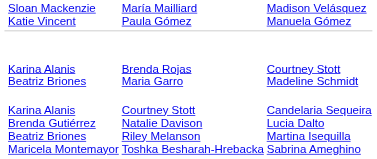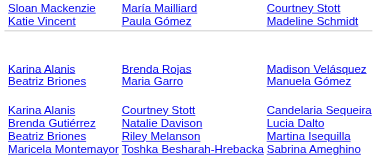(317, 15) Madison Velásquez Manuela Gómez -> (312, 15) Courtney Stott Madeline Schmidt
(312, 75) Courtney Stott Madeline Schmidt -> (317, 75) Madison Velásquez Manuela Gómez
